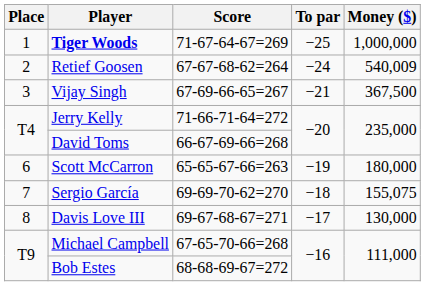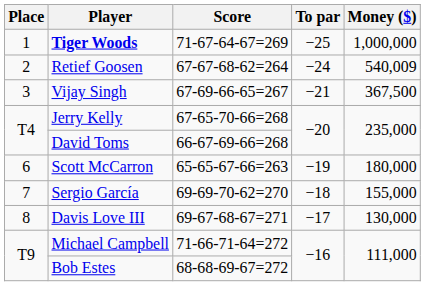(232, 117) 71-66-71-64=272 -> (232, 117) 67-65-70-66=268
(391, 192) 155,075 -> (391, 192) 155,000
(232, 243) 67-65-70-66=268 -> (232, 243) 71-66-71-64=272
